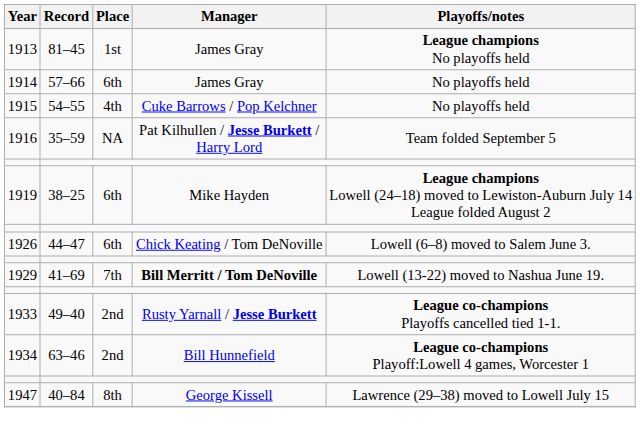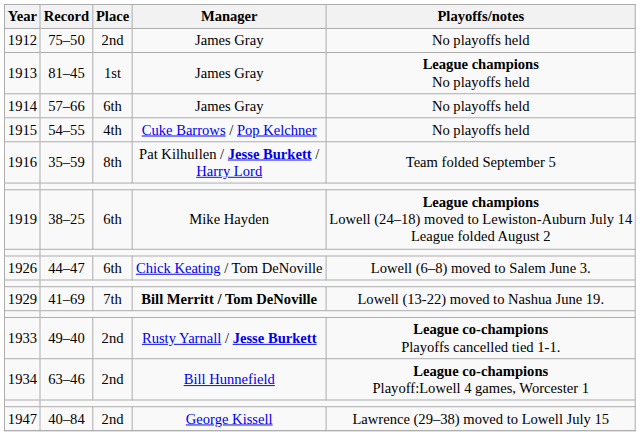+ row: (22, 40)
(113, 138) NA -> (113, 162) 8th
(113, 394) 8th -> (113, 418) 2nd
